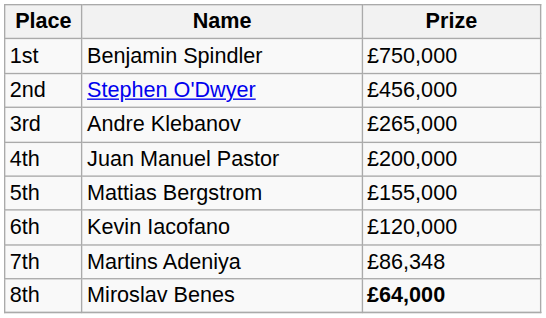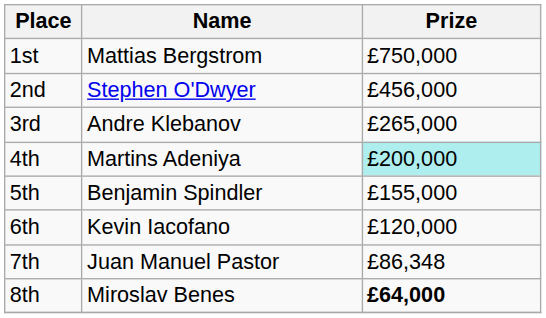(175, 55) Benjamin Spindler -> (175, 55) Mattias Bergstrom
(183, 158) Juan Manuel Pastor -> (164, 158) Martins Adeniya
(412, 158) no background -> (412, 158) paleturquoise background
(175, 192) Mattias Bergstrom -> (175, 192) Benjamin Spindler
(164, 261) Martins Adeniya -> (183, 261) Juan Manuel Pastor
